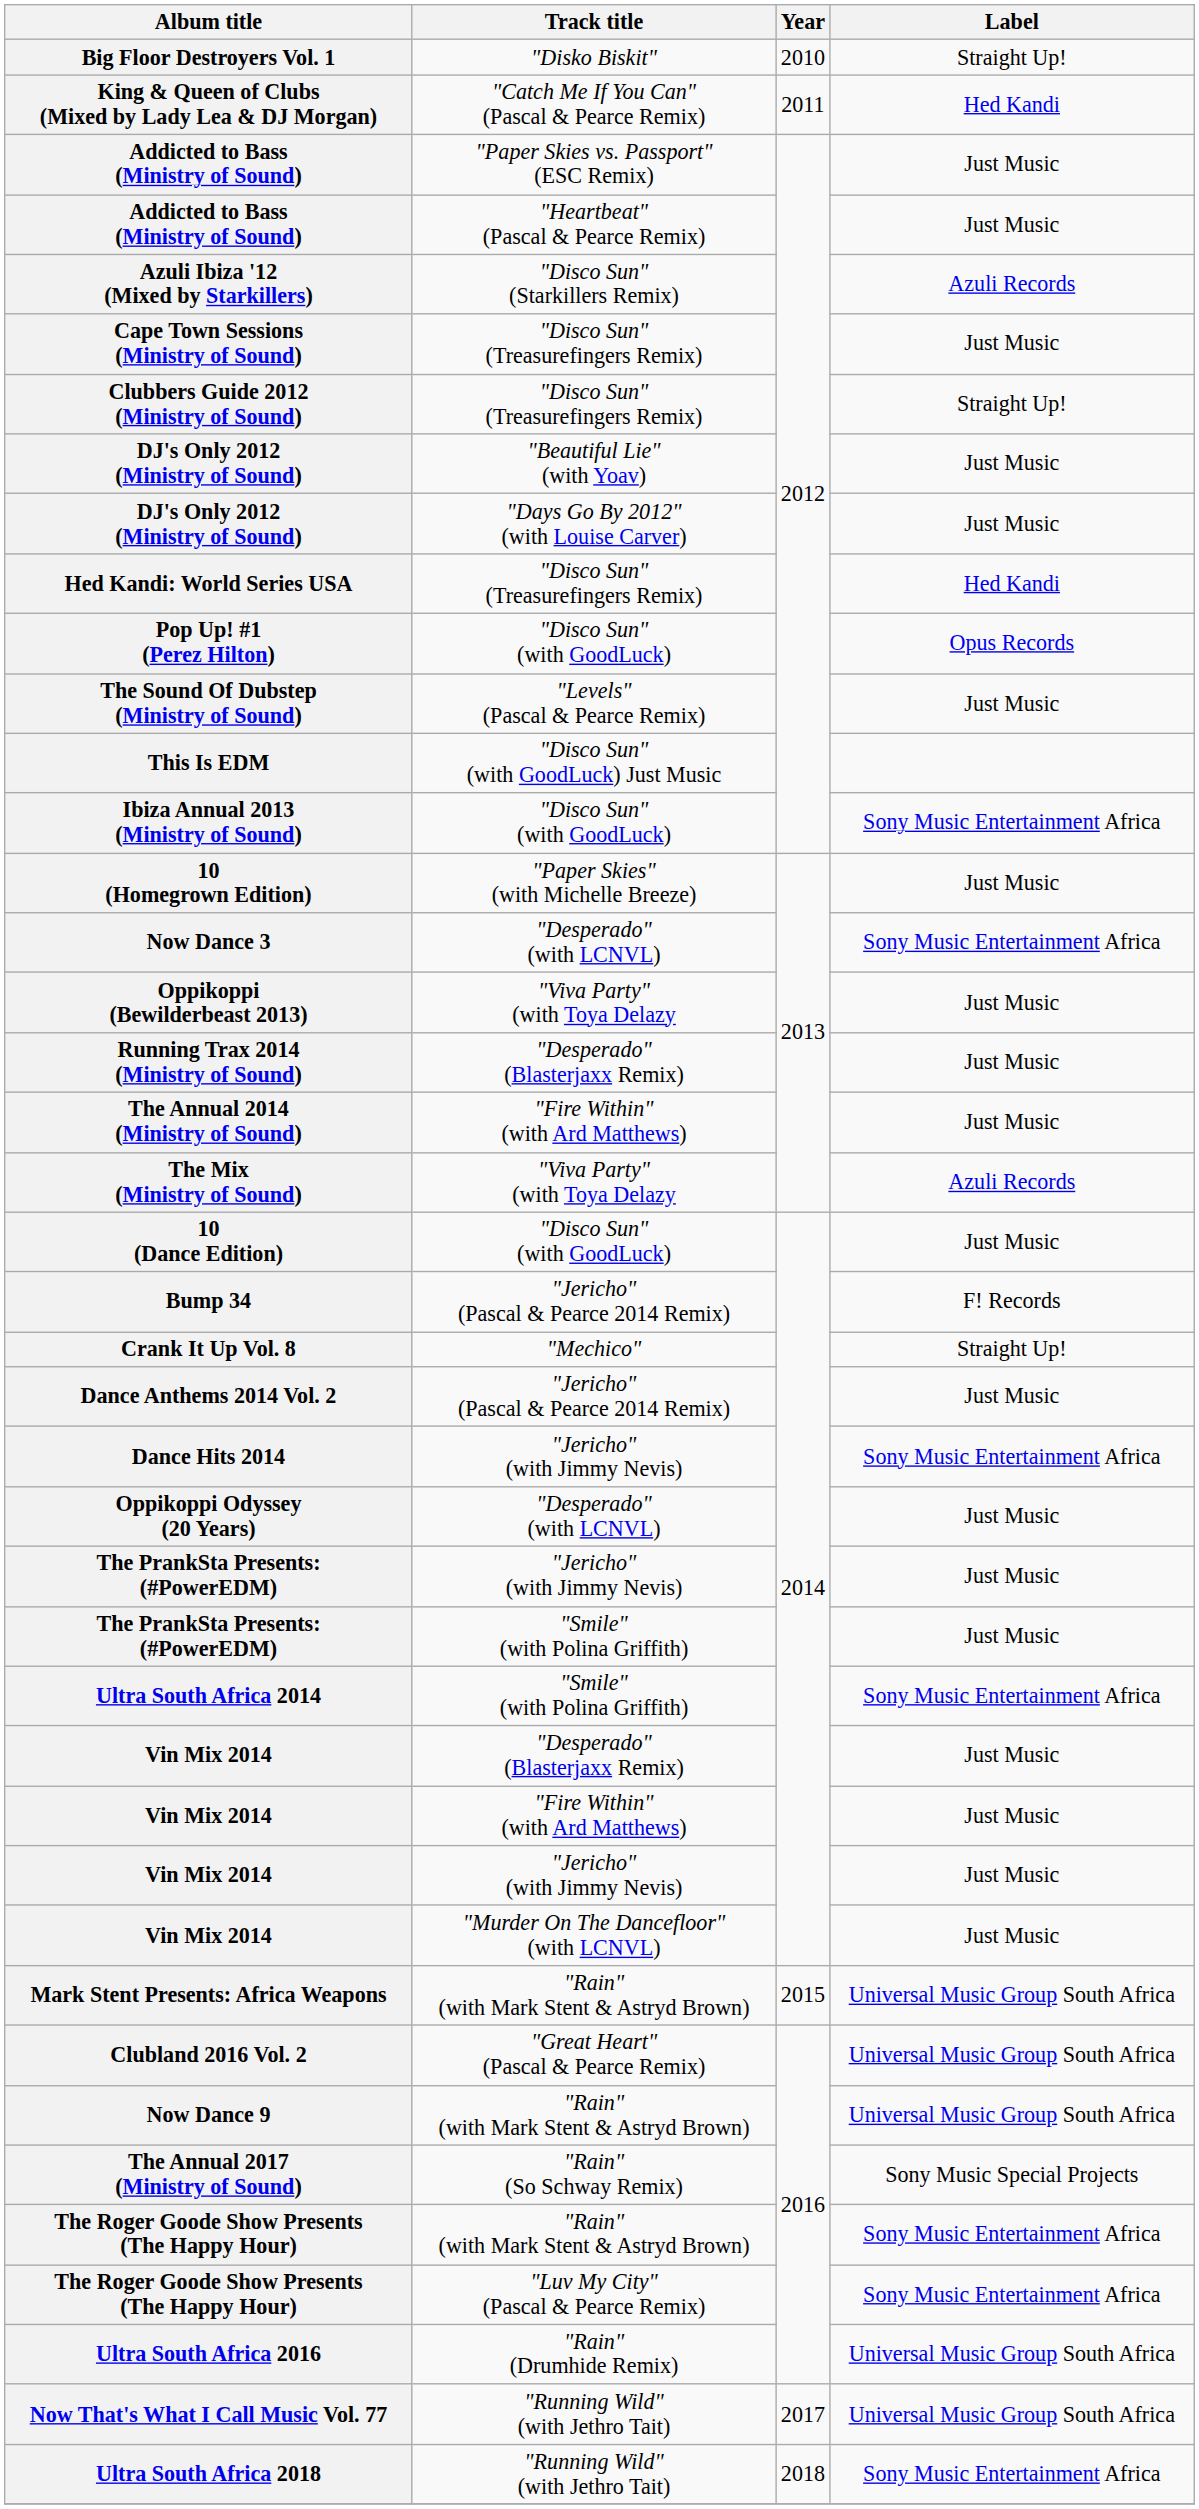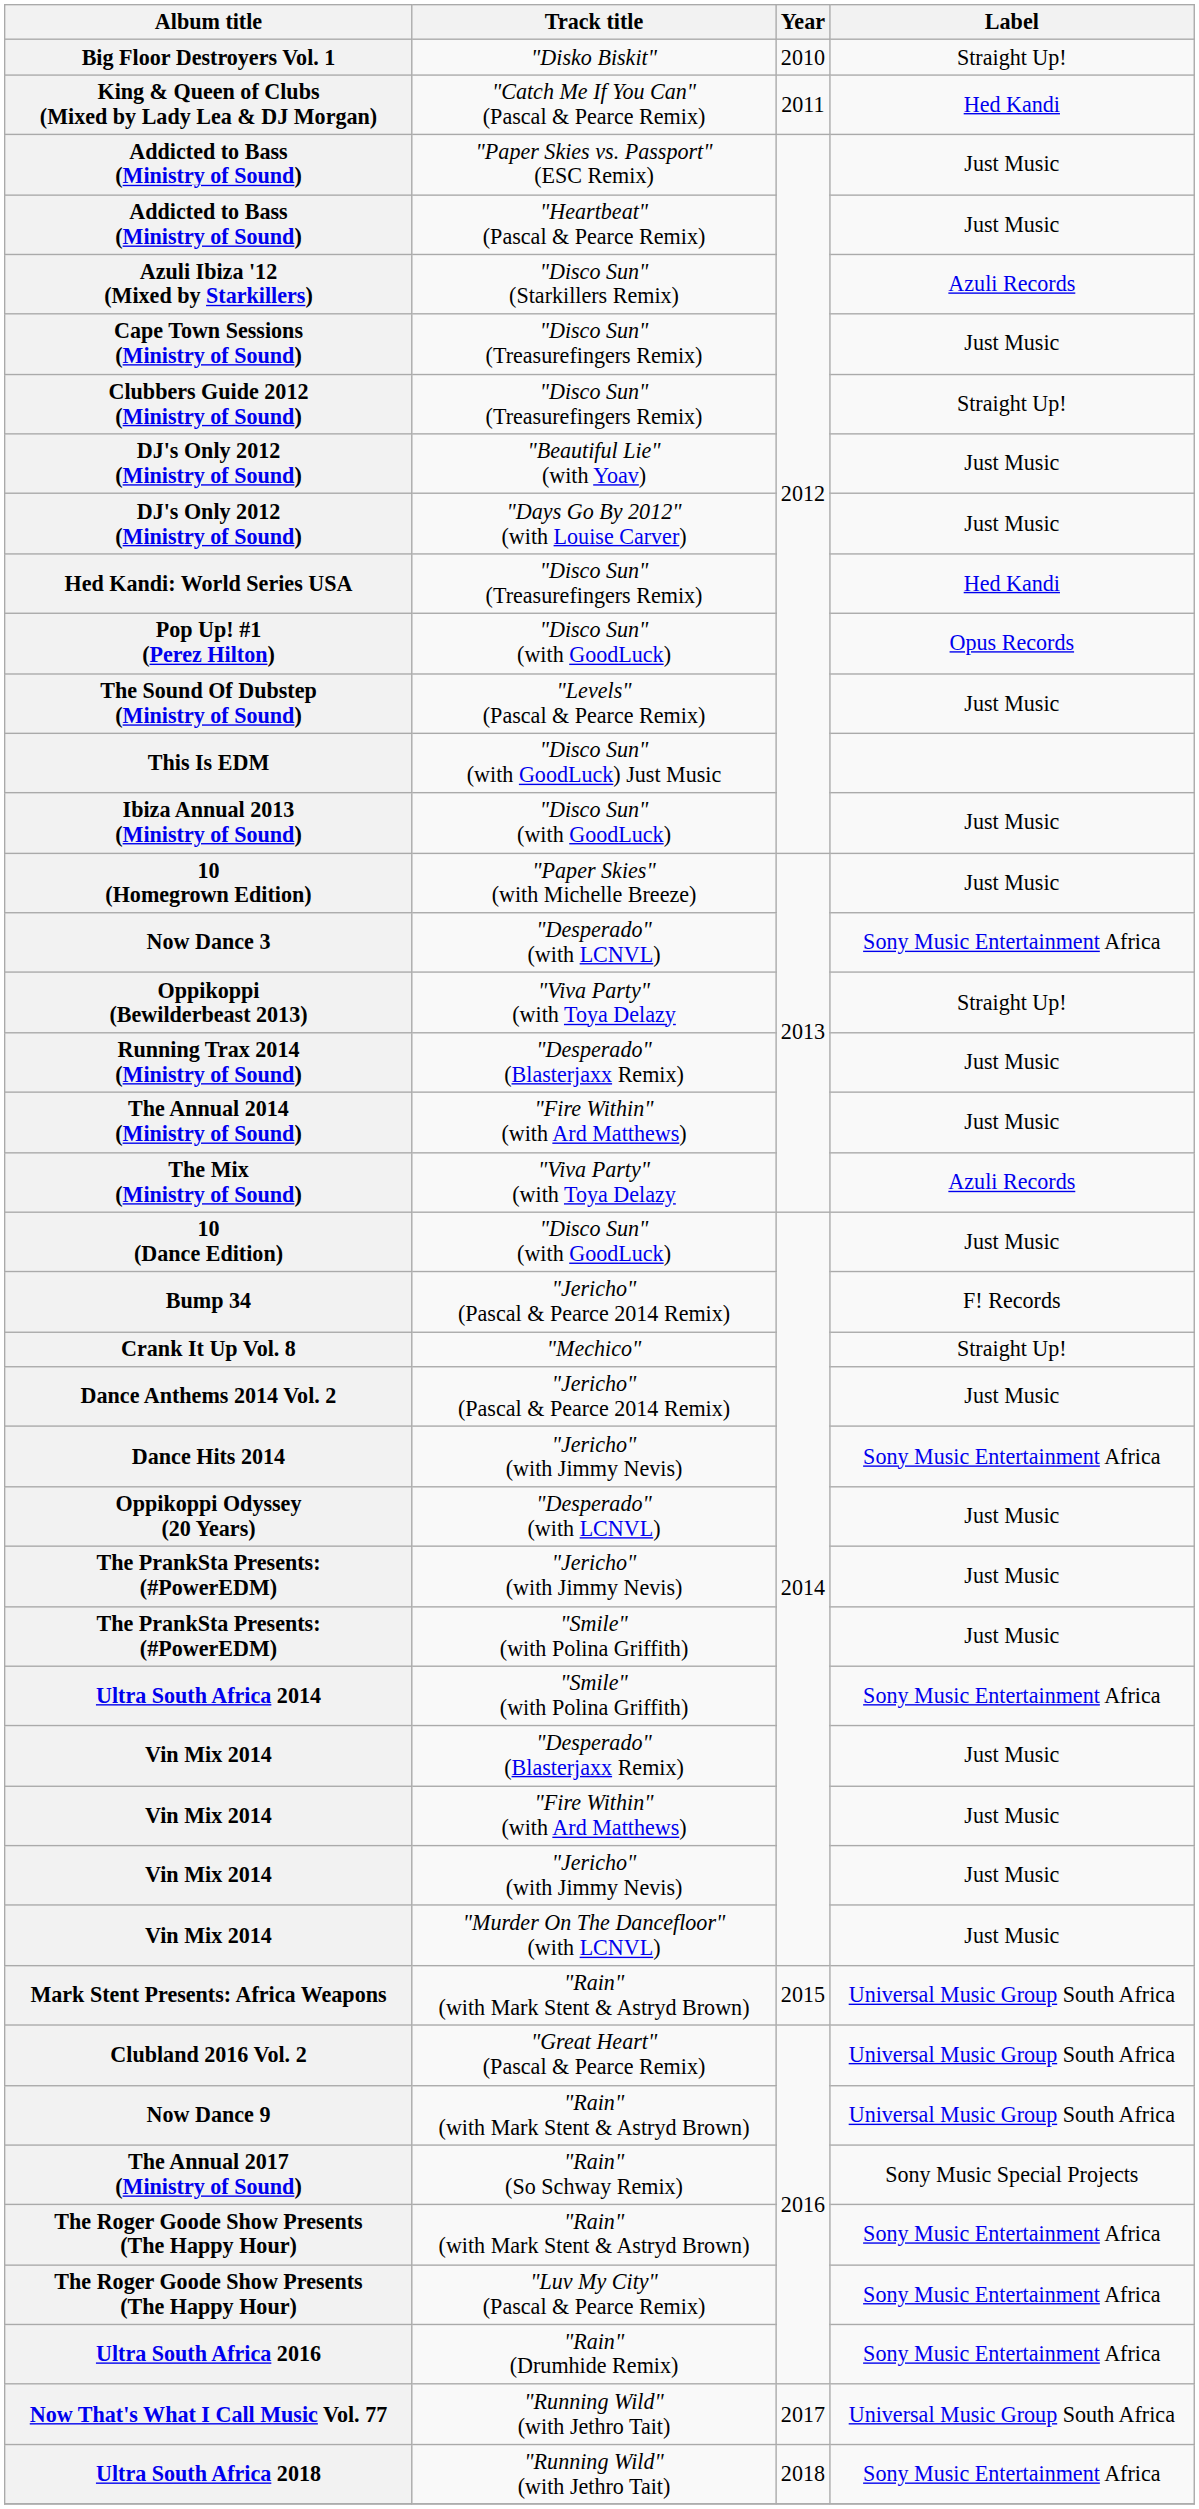(1012, 822) Sony Music Entertainment Africa -> (1012, 822) Just Music
(1012, 1002) Just Music -> (1012, 1002) Straight Up!
(1012, 2354) Universal Music Group South Africa -> (1012, 2354) Sony Music Entertainment Africa
